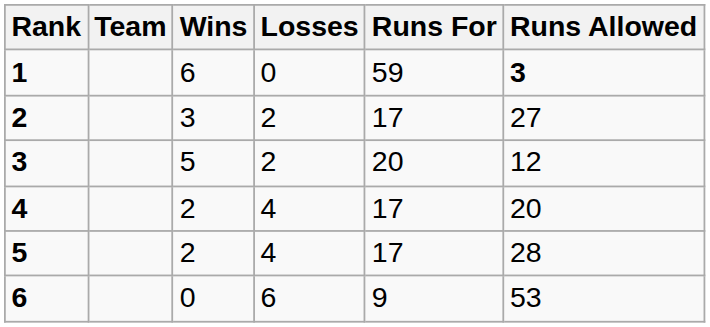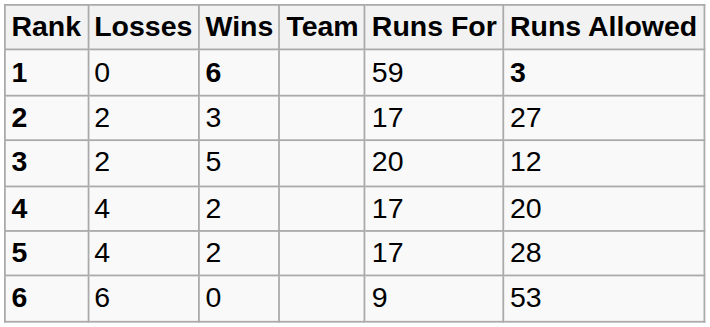columns swapped: (130, 27) <-> (310, 27)
(188, 72) normal -> (213, 72) bold
